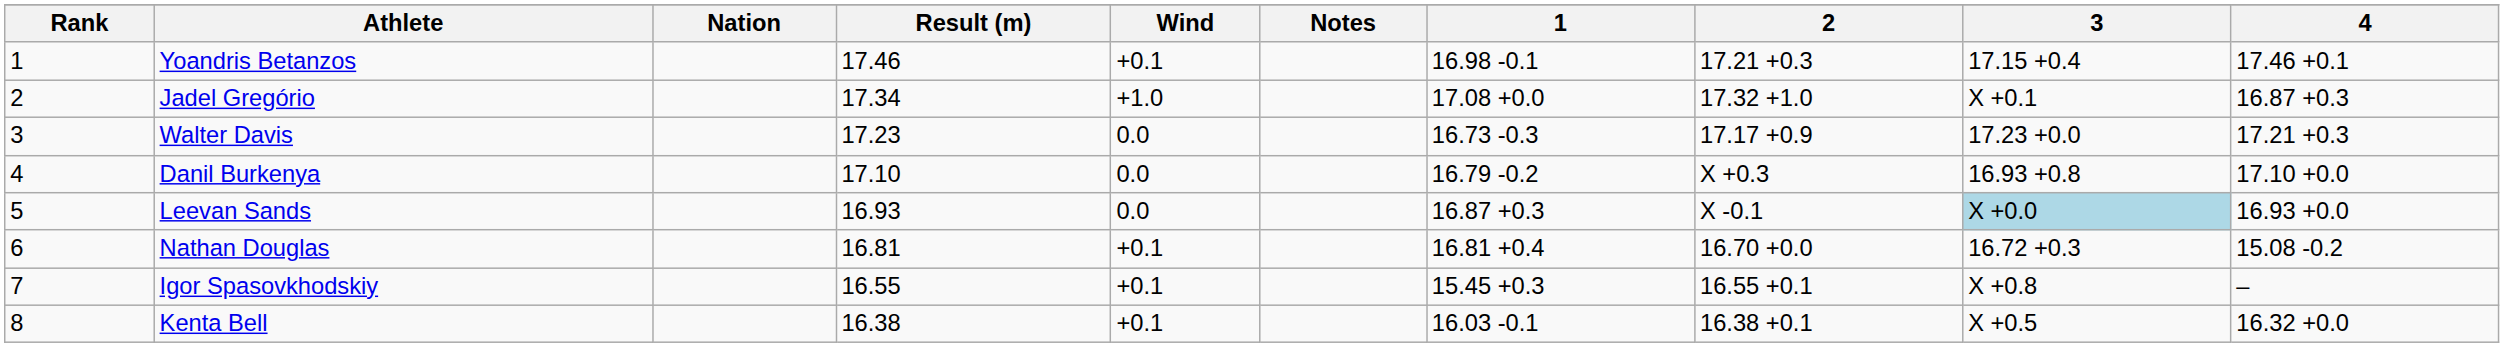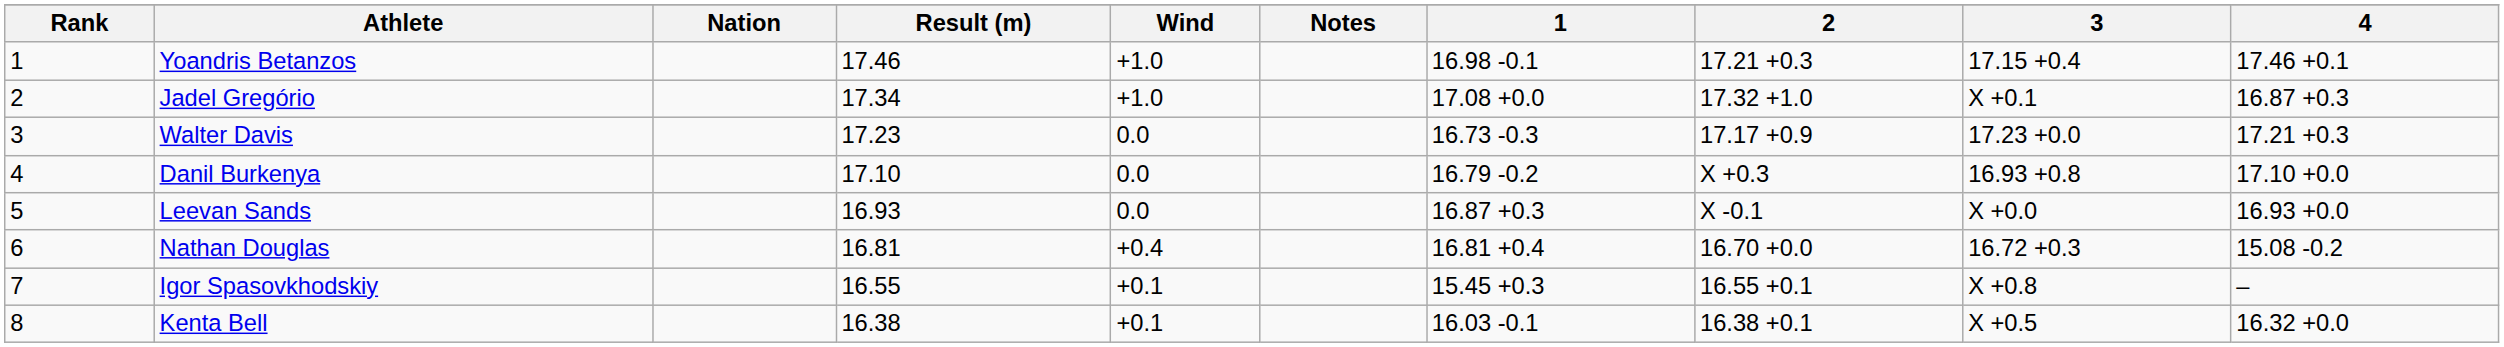(1140, 60) +0.1 -> (1140, 60) +1.0
(2003, 211) lightblue background -> (2003, 211) no background
(1140, 248) +0.1 -> (1140, 248) +0.4
